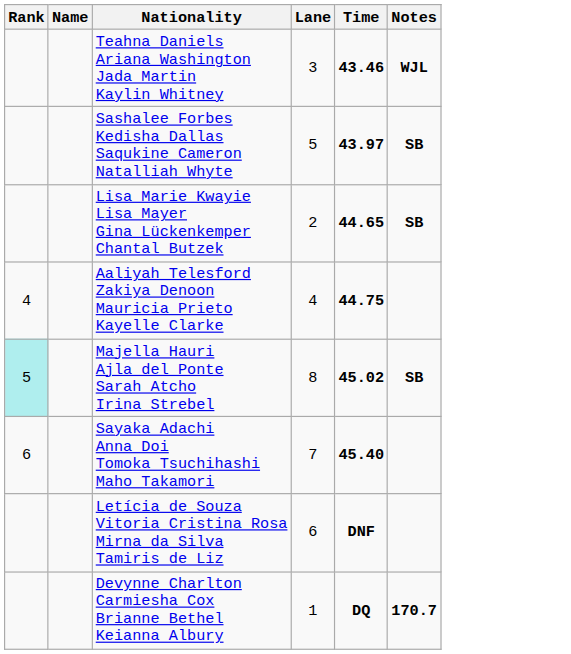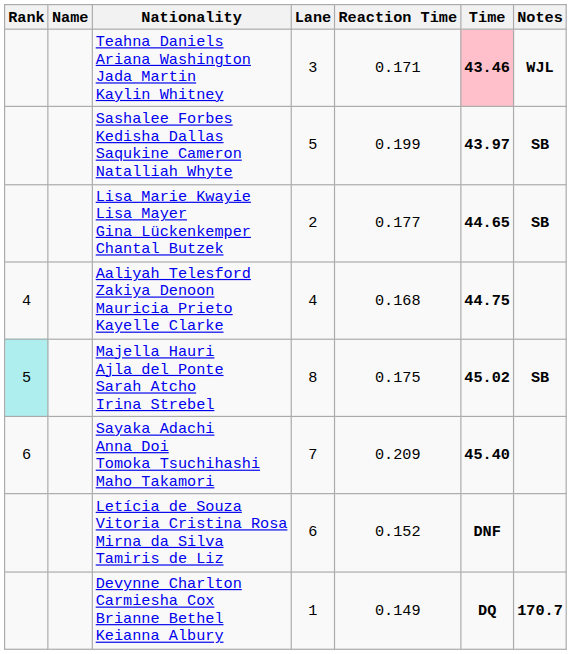+ column: (398, 17)
(361, 68) no background -> (487, 68) pink background
